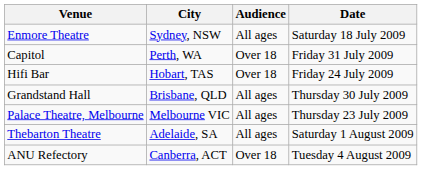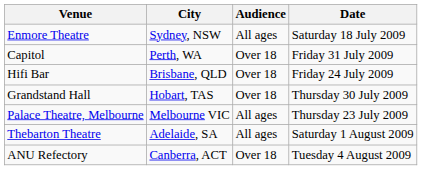(181, 74) Hobart, TAS -> (188, 74) Brisbane, QLD
(188, 94) Brisbane, QLD -> (181, 94) Hobart, TAS
(256, 94) All ages -> (256, 94) Over 18
